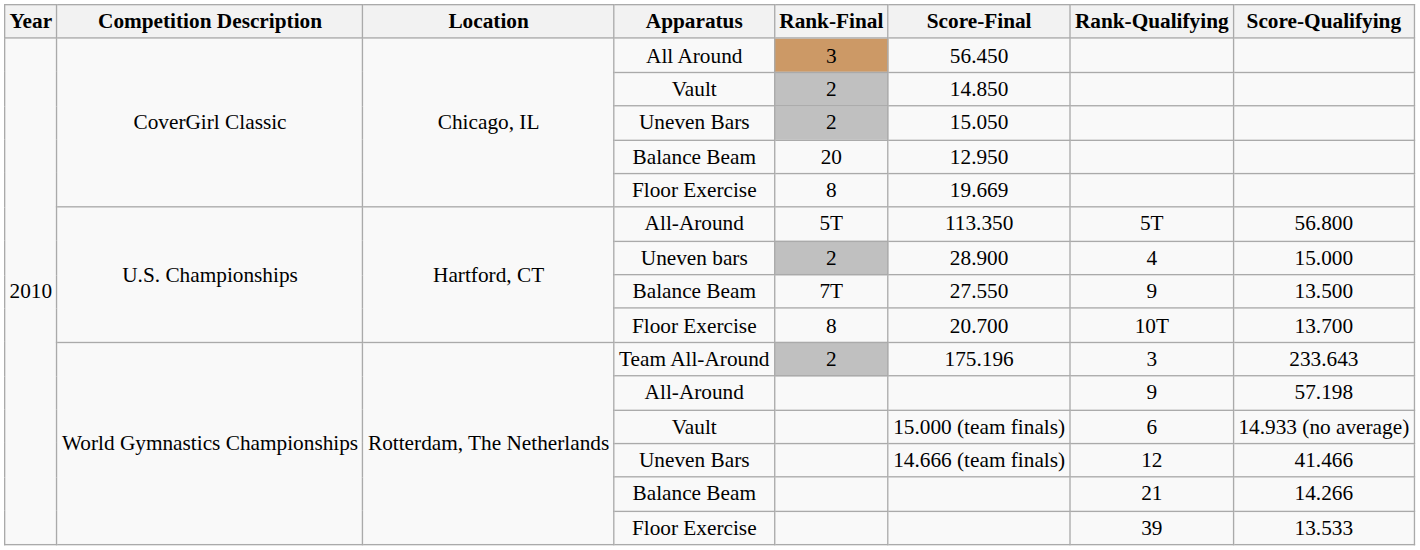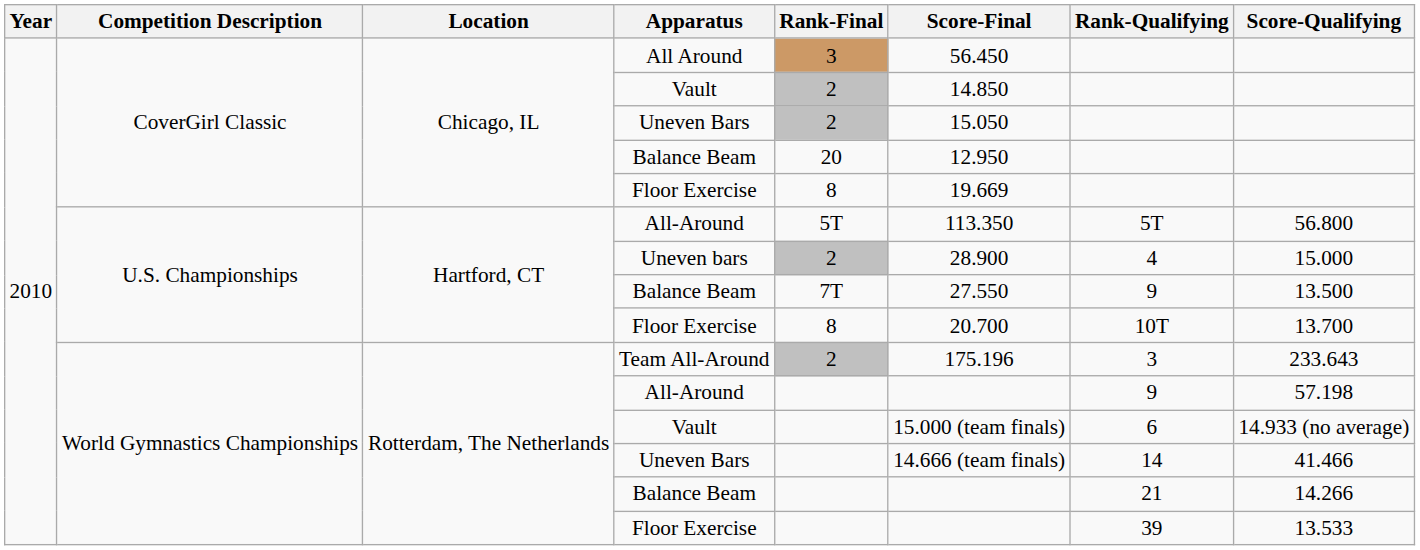(1152, 460) 12 -> (1152, 460) 14
